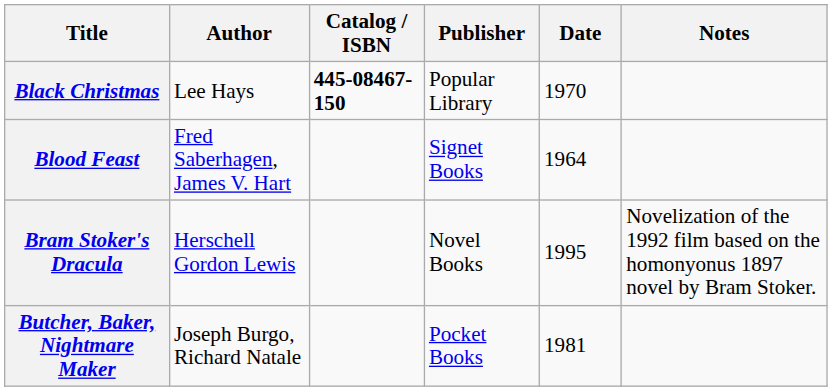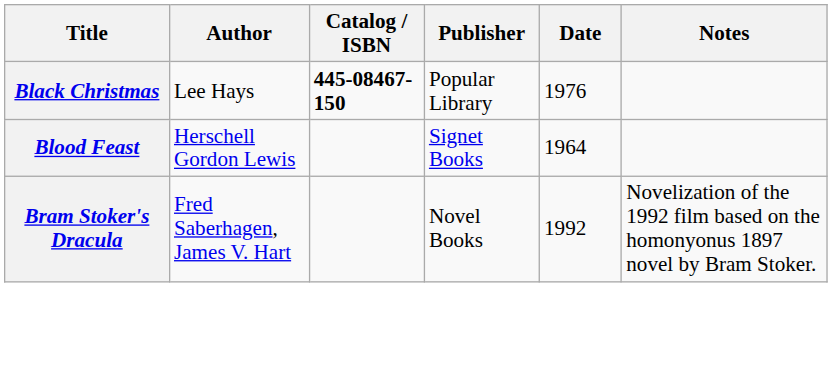(565, 90) 1970 -> (565, 90) 1976
(233, 159) Fred Saberhagen, James V. Hart -> (235, 147) Herschell Gordon Lewis
(235, 252) Herschell Gordon Lewis -> (233, 228) Fred Saberhagen, James V. Hart
(565, 252) 1995 -> (565, 228) 1992
- row: (87, 345)
